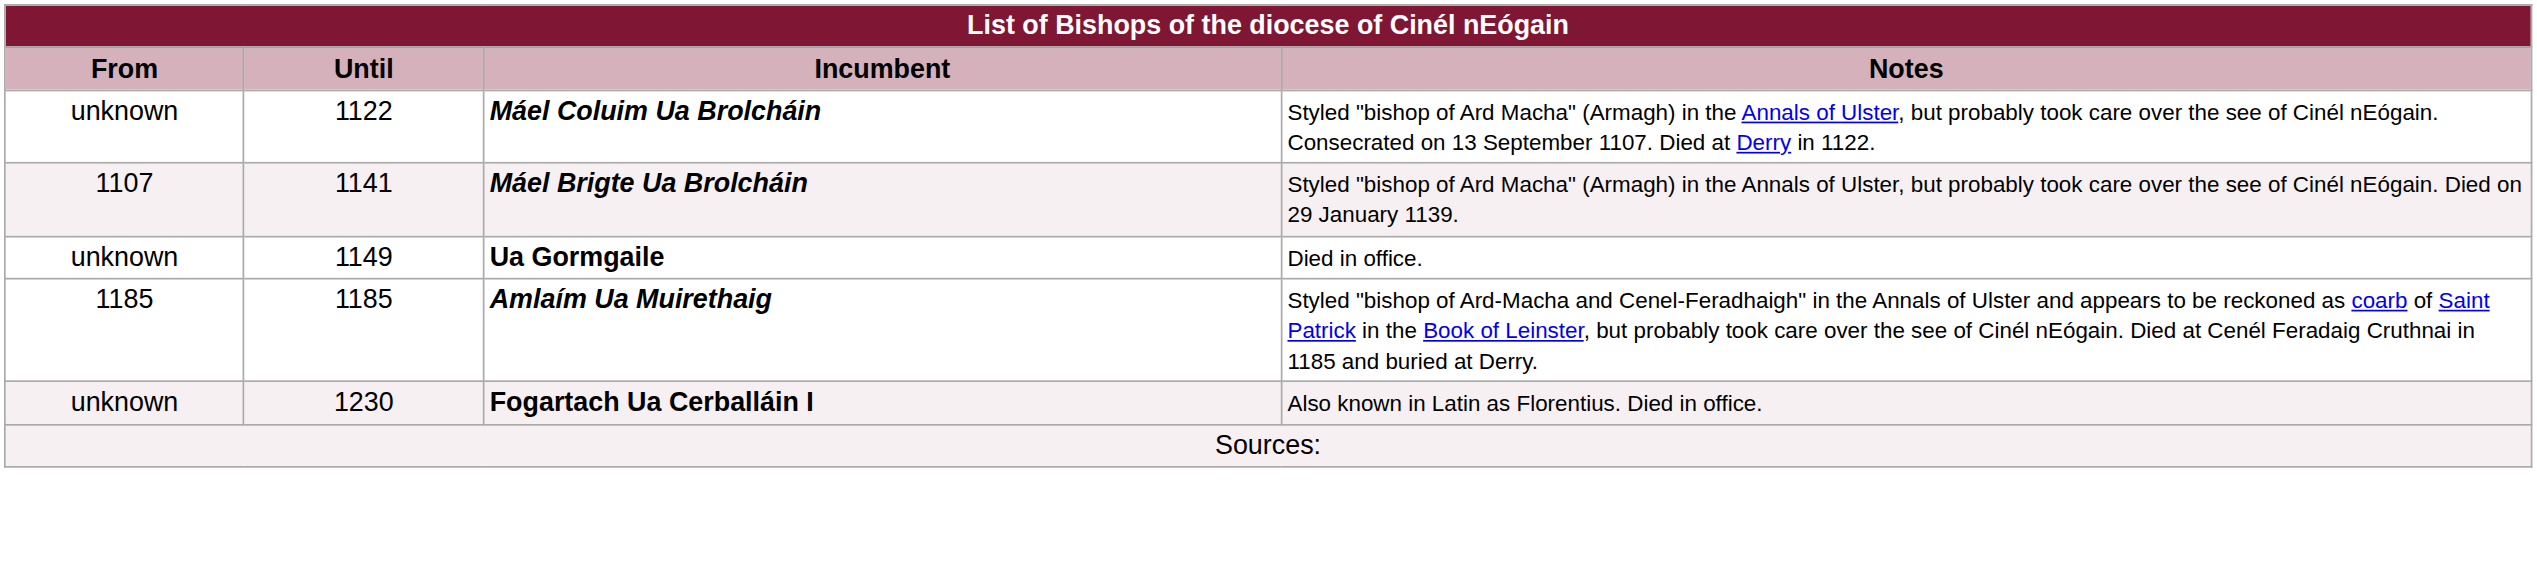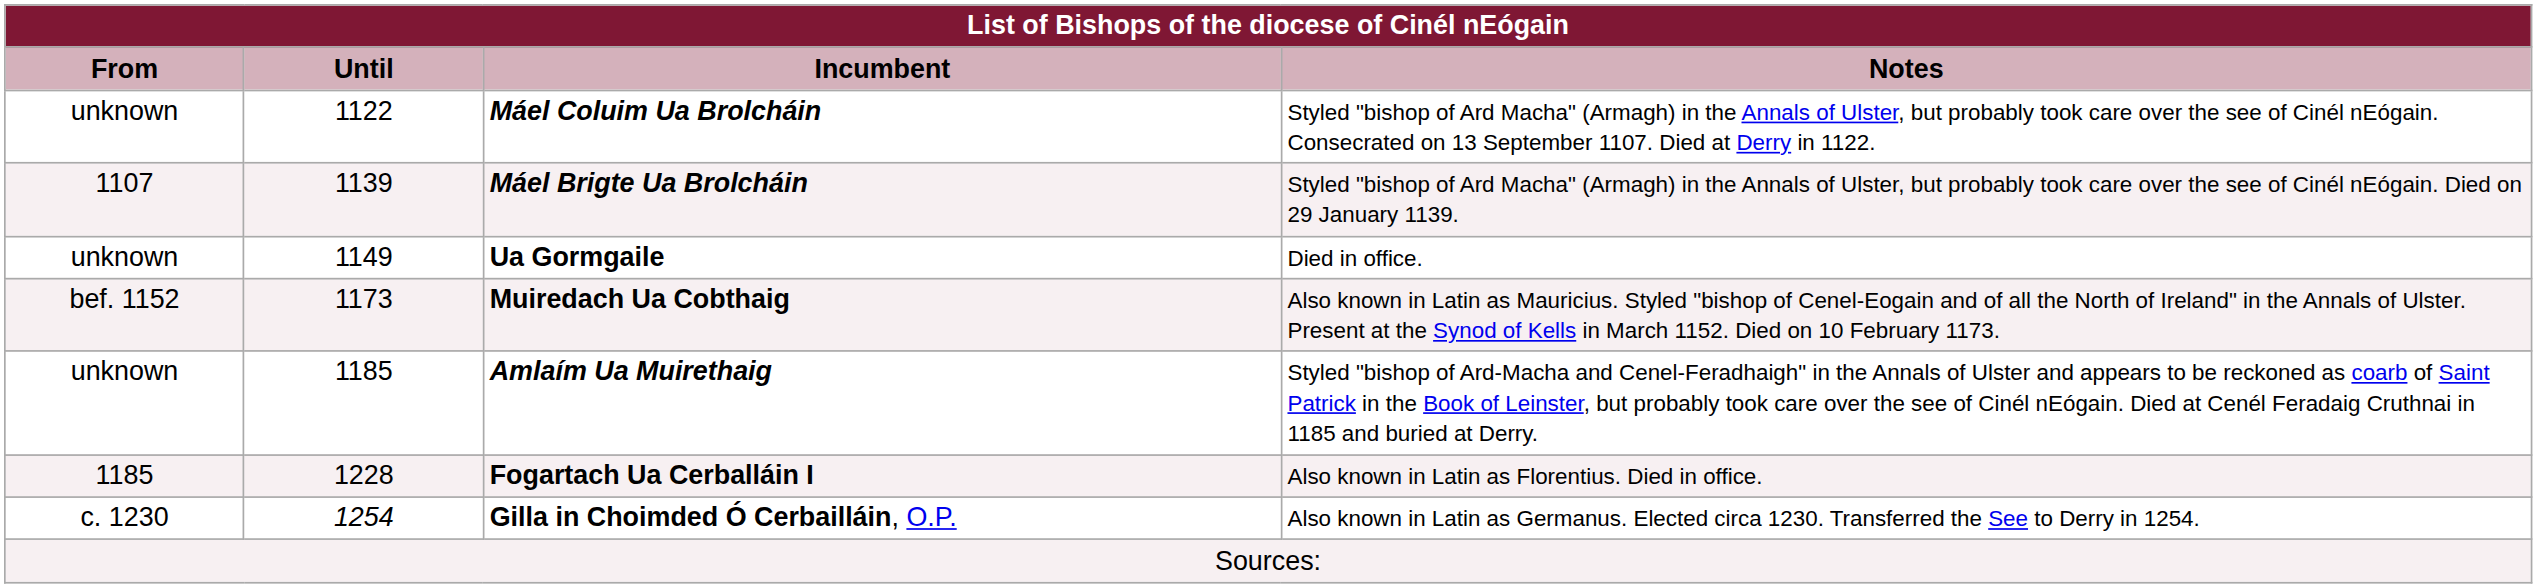(364, 183) 1141 -> (364, 183) 1139
+ row: (640, 299)
(124, 299) 1185 -> (125, 372) unknown
(125, 402) unknown -> (124, 475) 1185
(364, 402) 1230 -> (364, 475) 1228
+ row: (723, 518)
